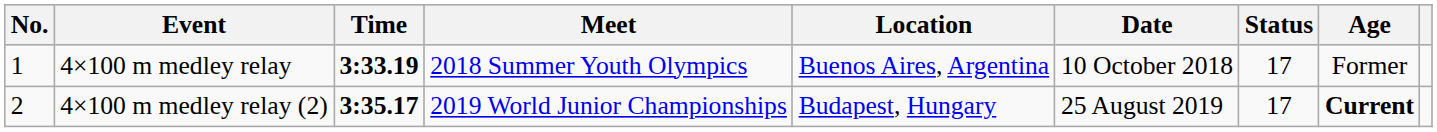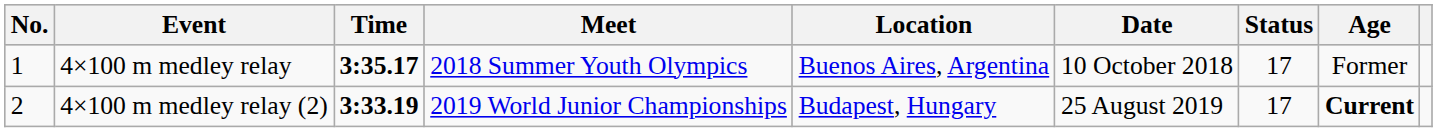(379, 65) 3:33.19 -> (379, 65) 3:35.17
(379, 106) 3:35.17 -> (379, 106) 3:33.19
